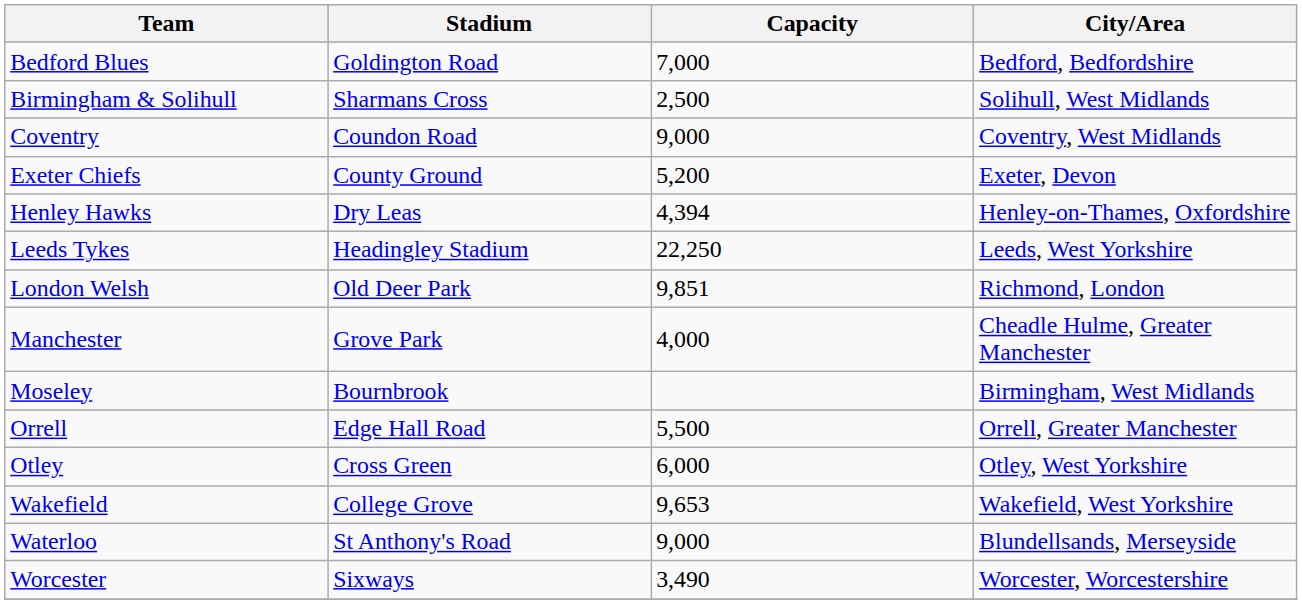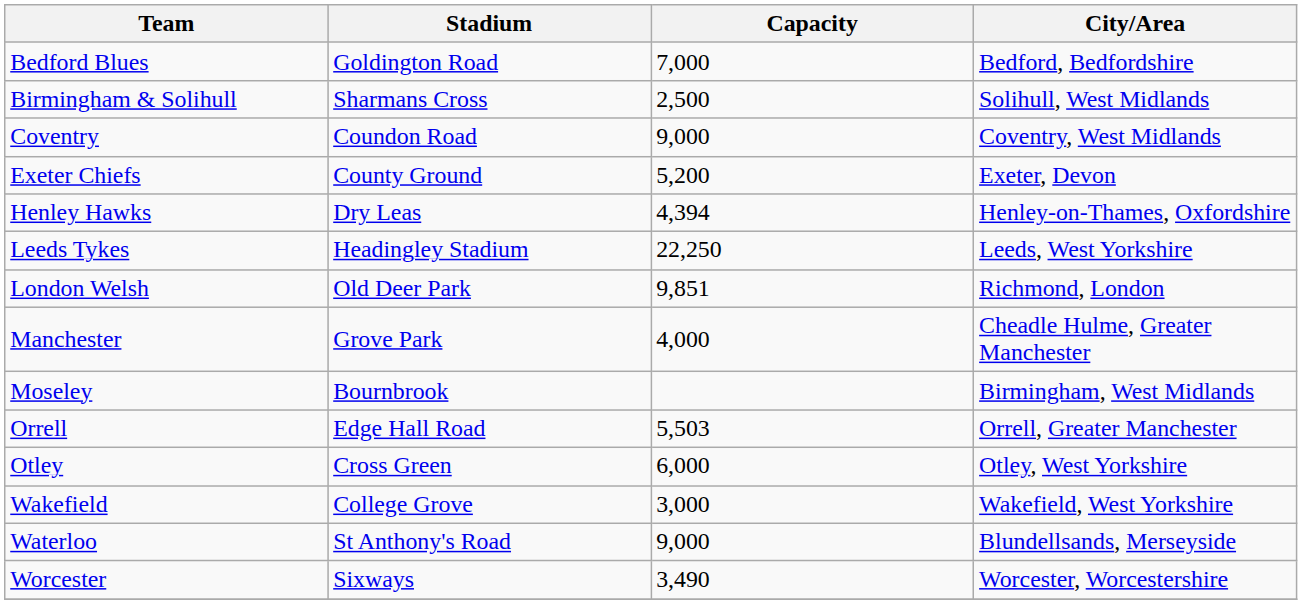(683, 428) 5,500 -> (683, 428) 5,503
(683, 503) 9,653 -> (683, 503) 3,000
